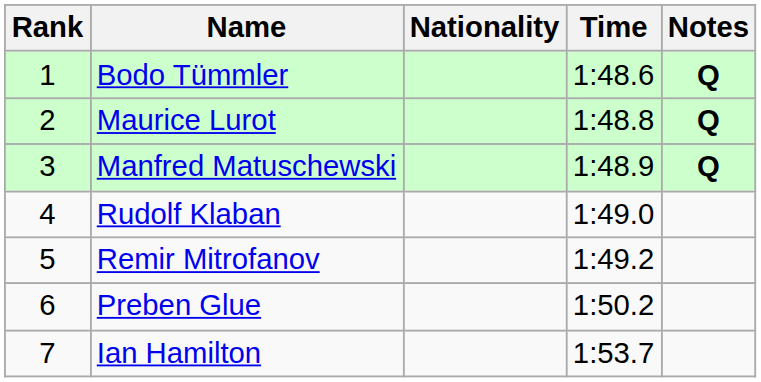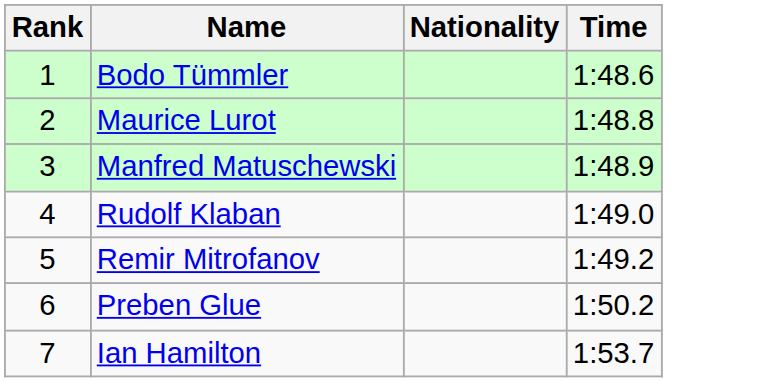- column: (708, 27)
